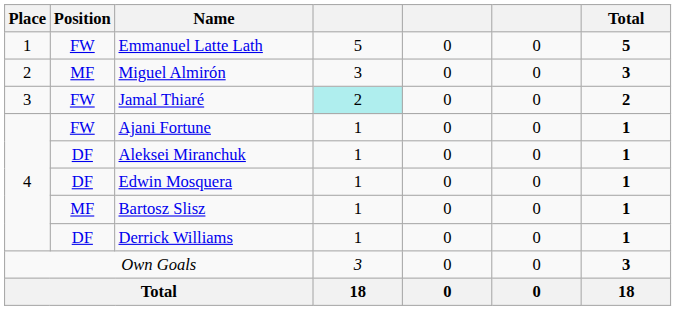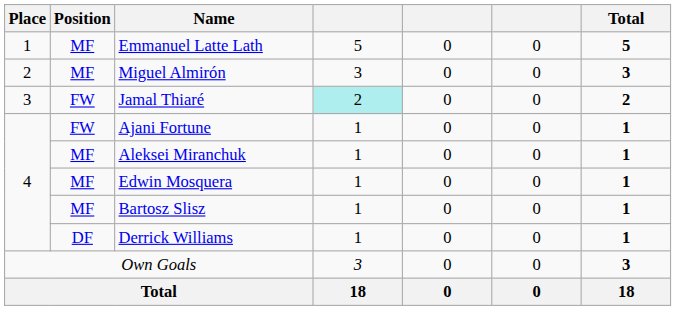(82, 45) FW -> (82, 45) MF
(82, 154) DF -> (82, 154) MF
(82, 182) DF -> (82, 182) MF
